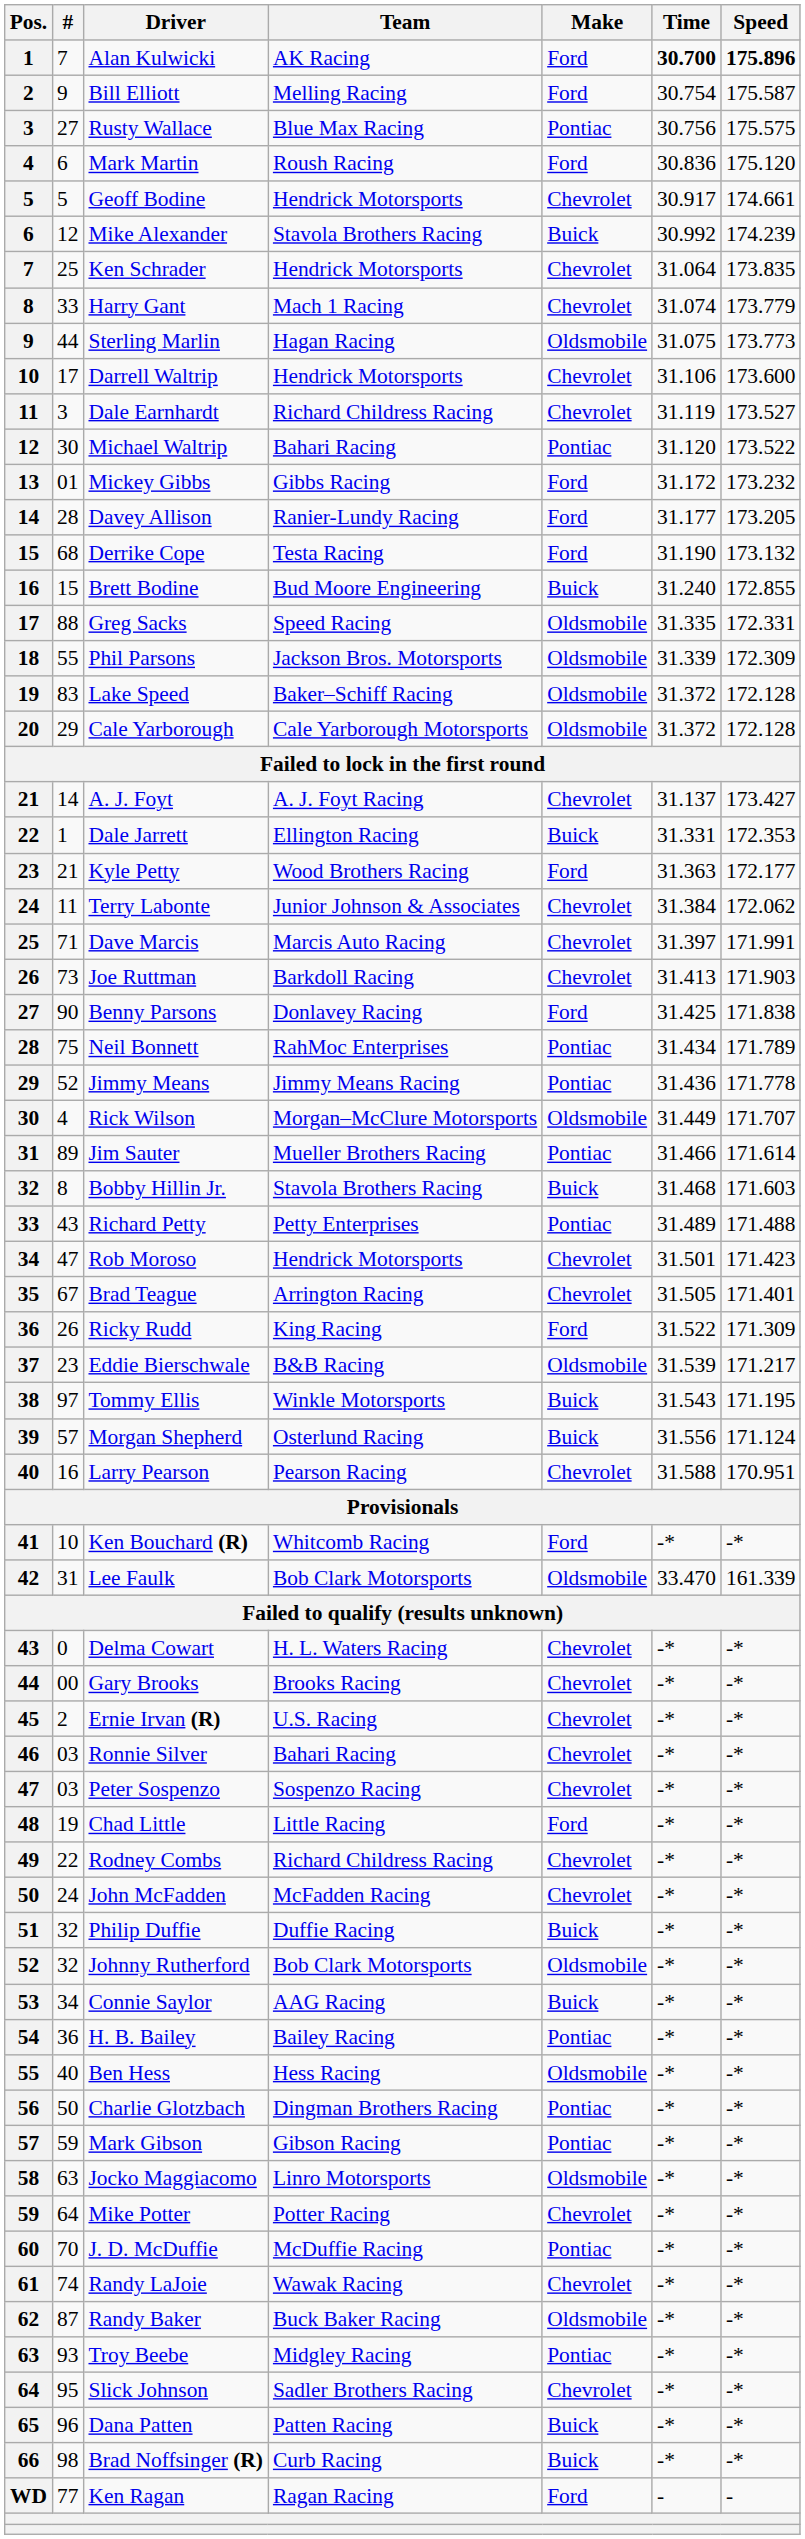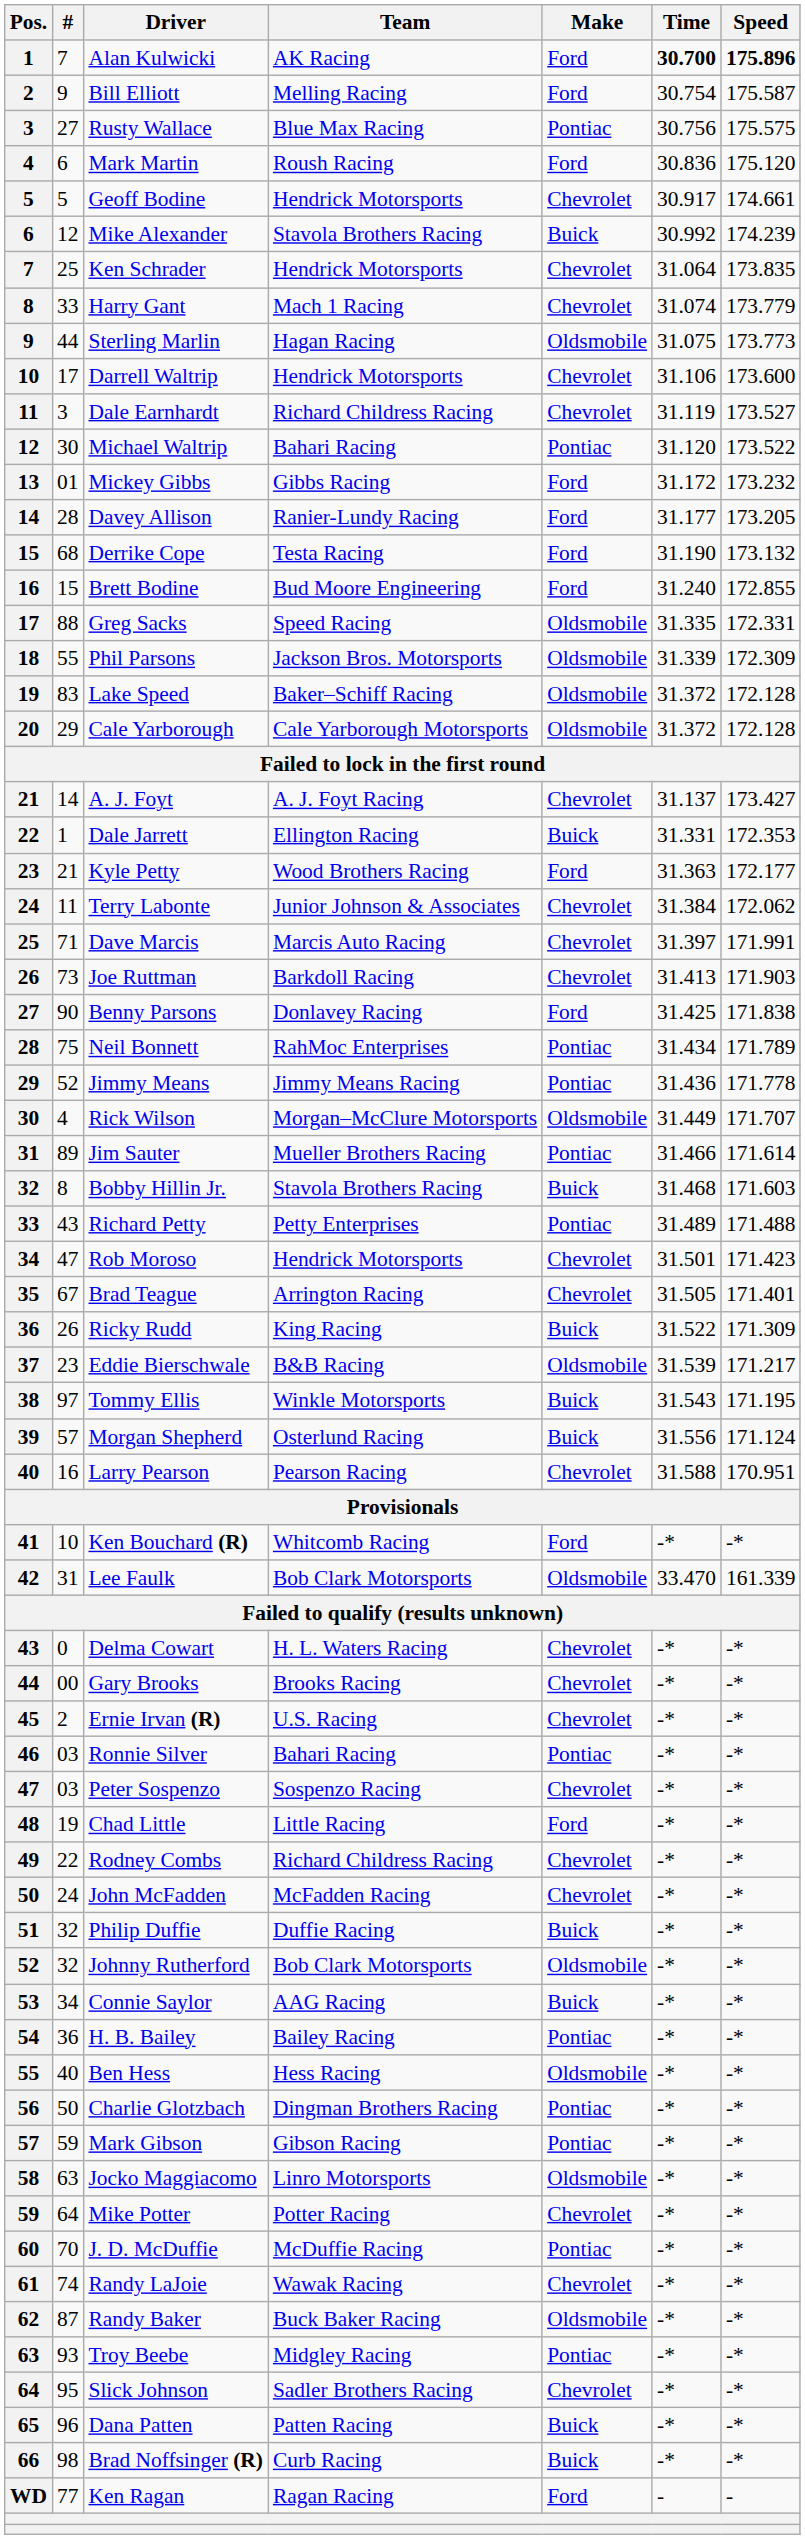(573, 587) Buick -> (567, 587) Ford
(567, 1329) Ford -> (573, 1329) Buick
(589, 1753) Chevrolet -> (579, 1753) Pontiac
